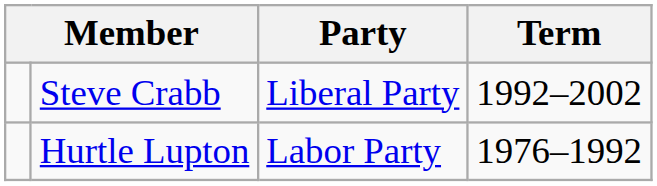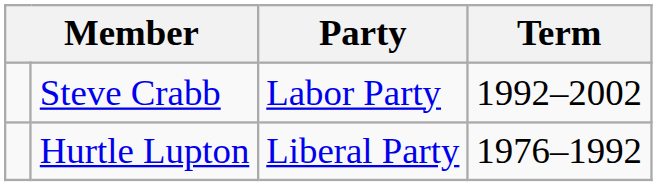(363, 92) Liberal Party -> (354, 92) Labor Party
(354, 150) Labor Party -> (363, 150) Liberal Party
